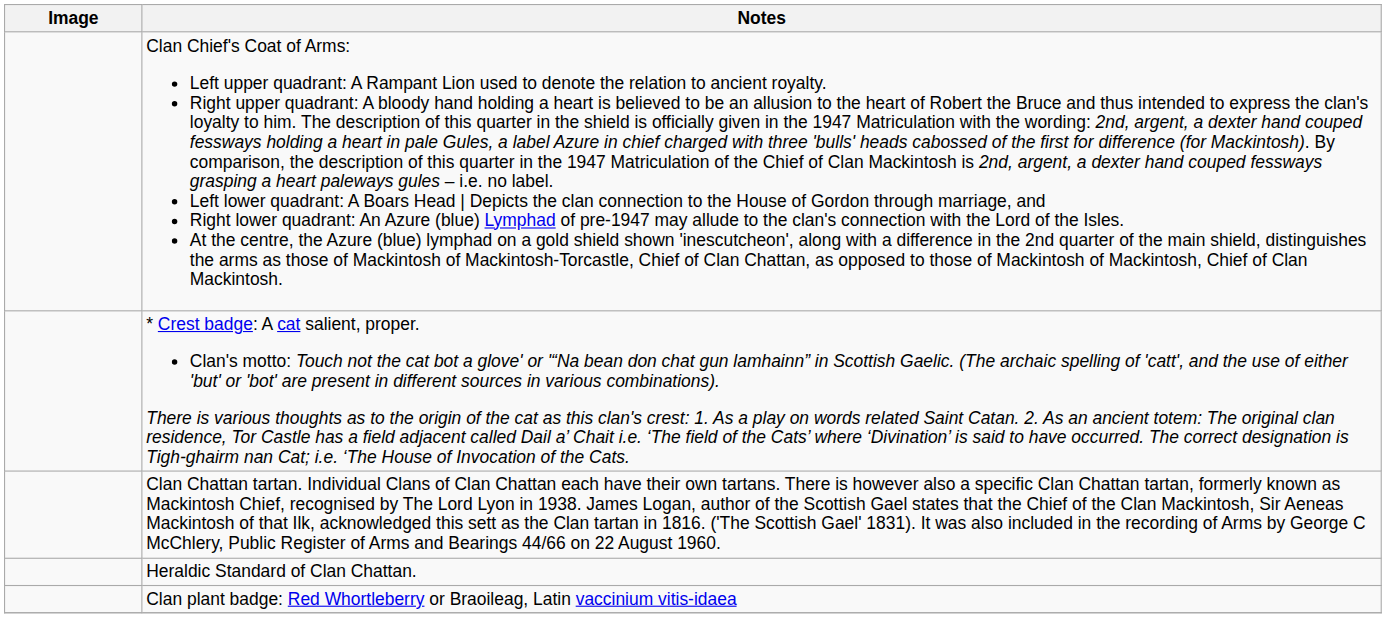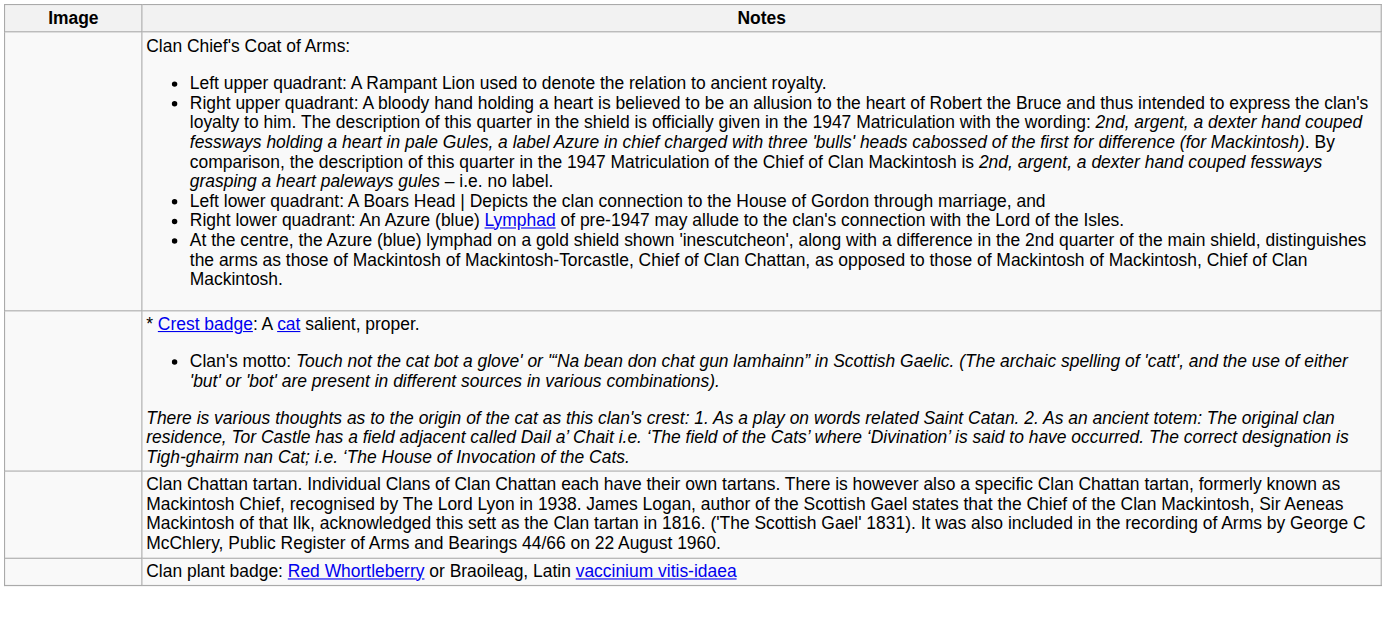- row: (281, 571)
